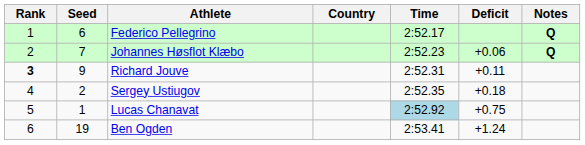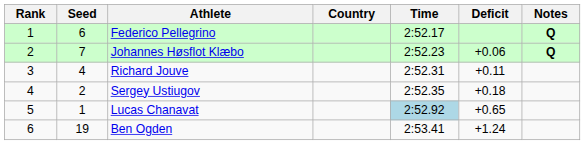(30, 71) bold -> (30, 71) normal
(82, 71) 9 -> (82, 71) 4
(490, 110) +0.75 -> (490, 110) +0.65
